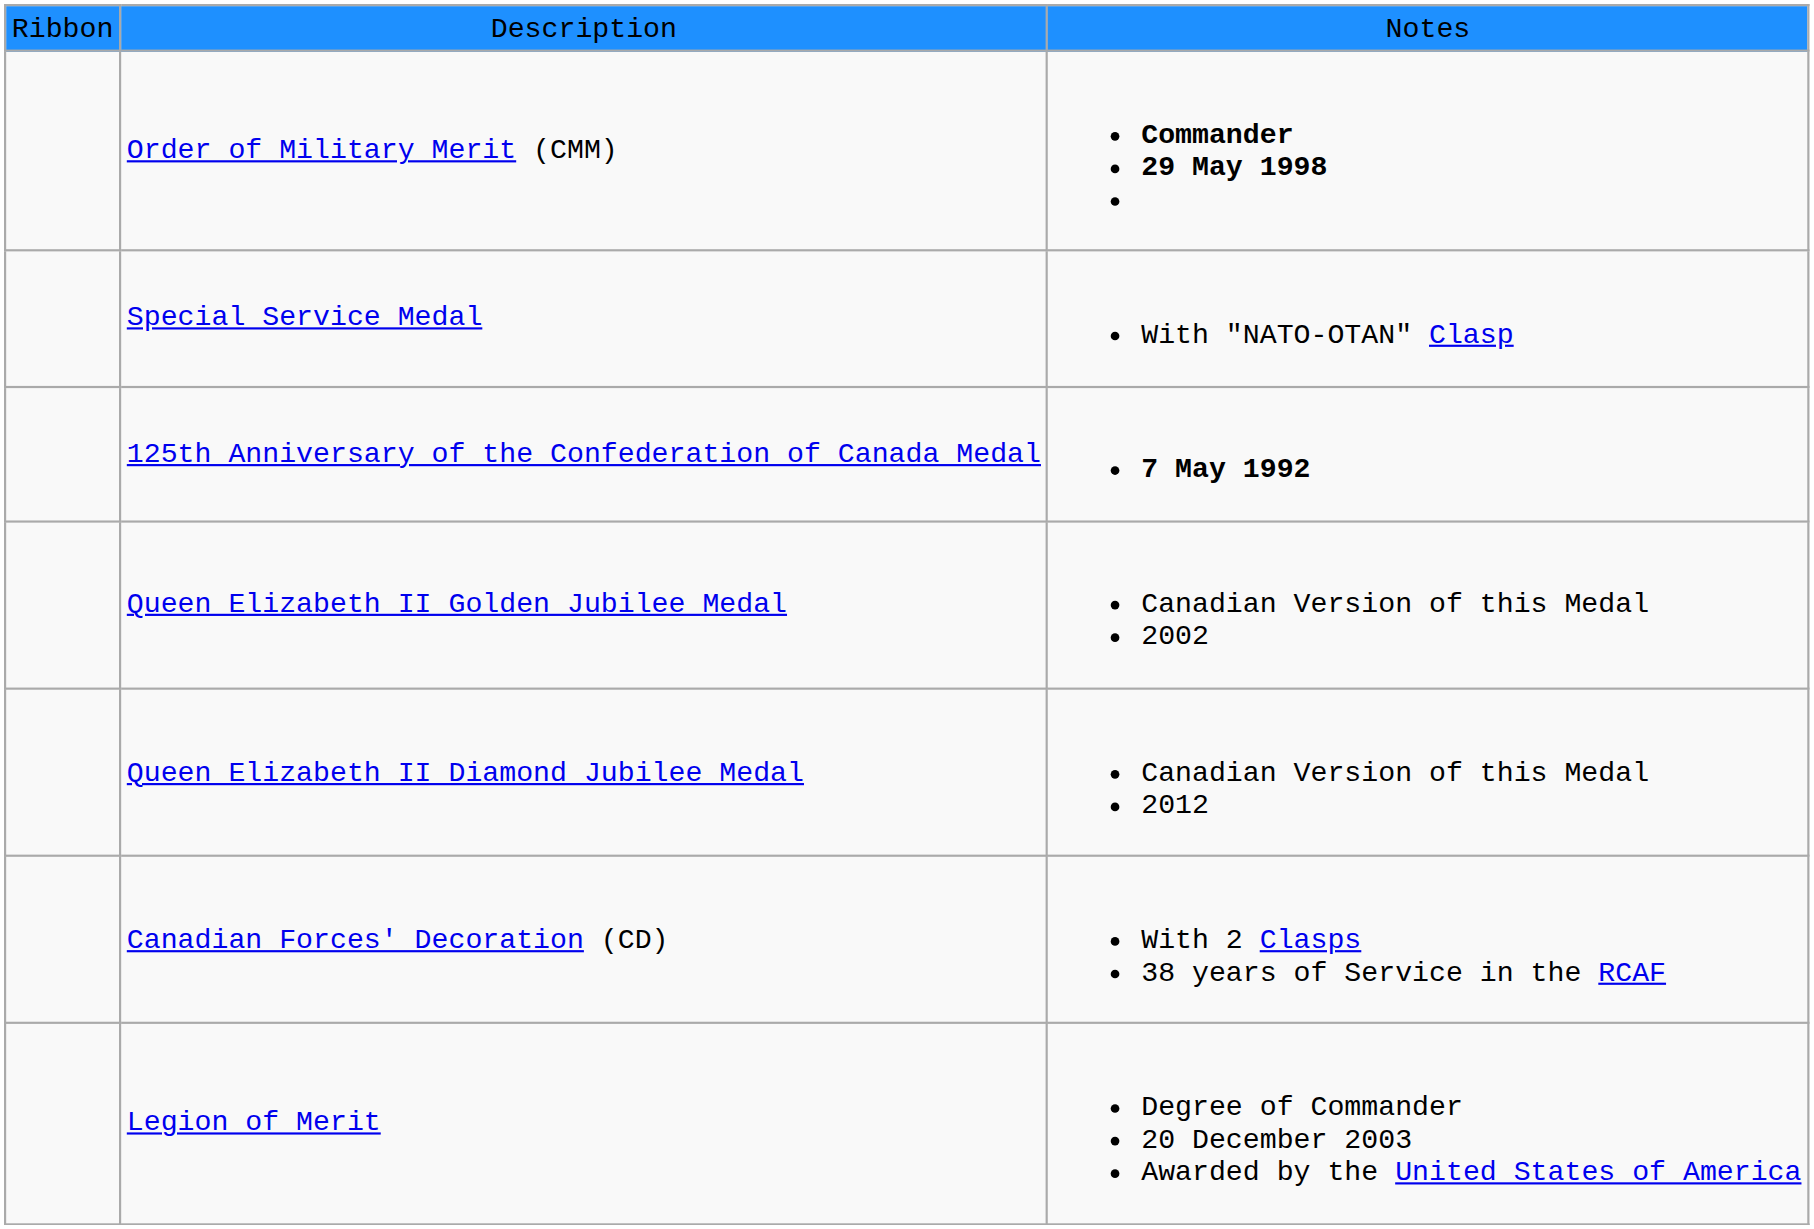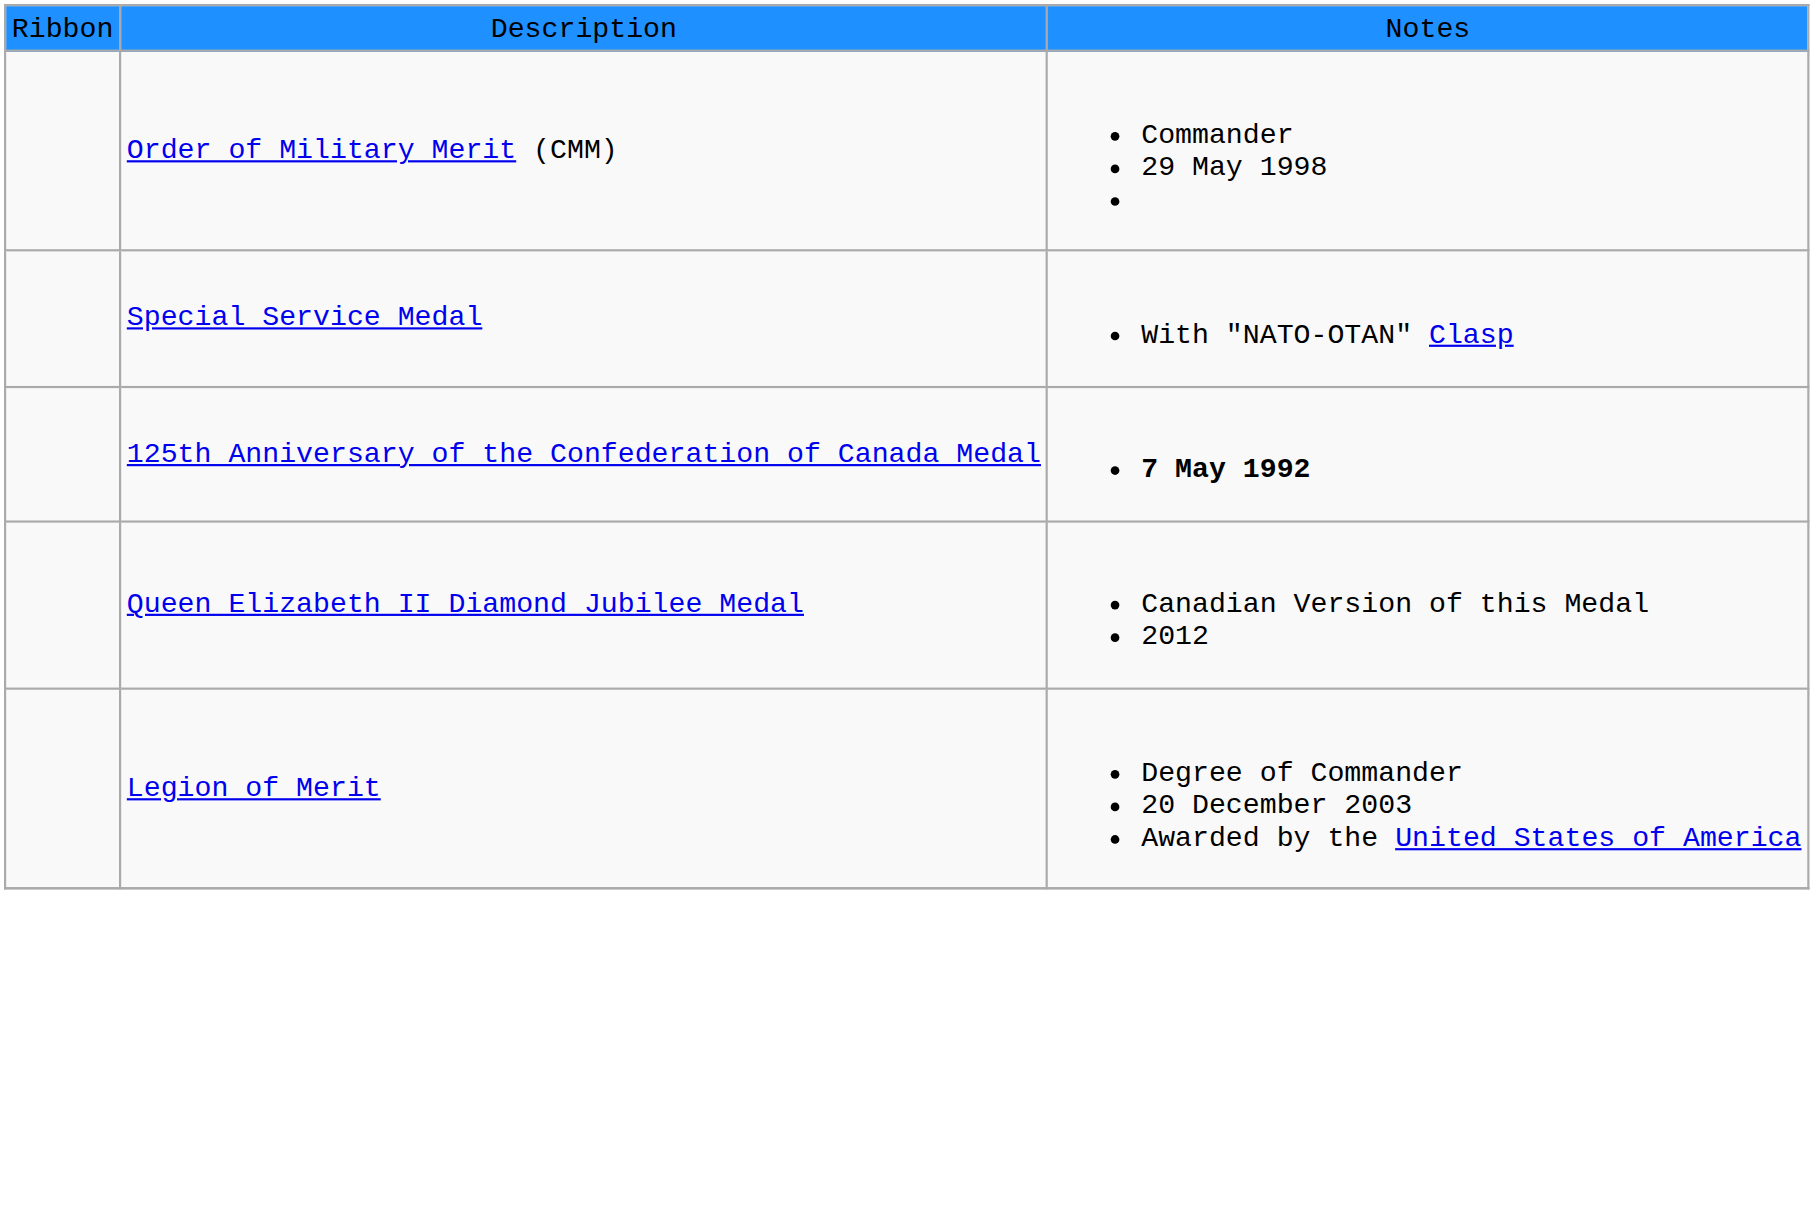(1428, 167) bold -> (1428, 167) normal
- row: (457, 605)
- row: (398, 940)
